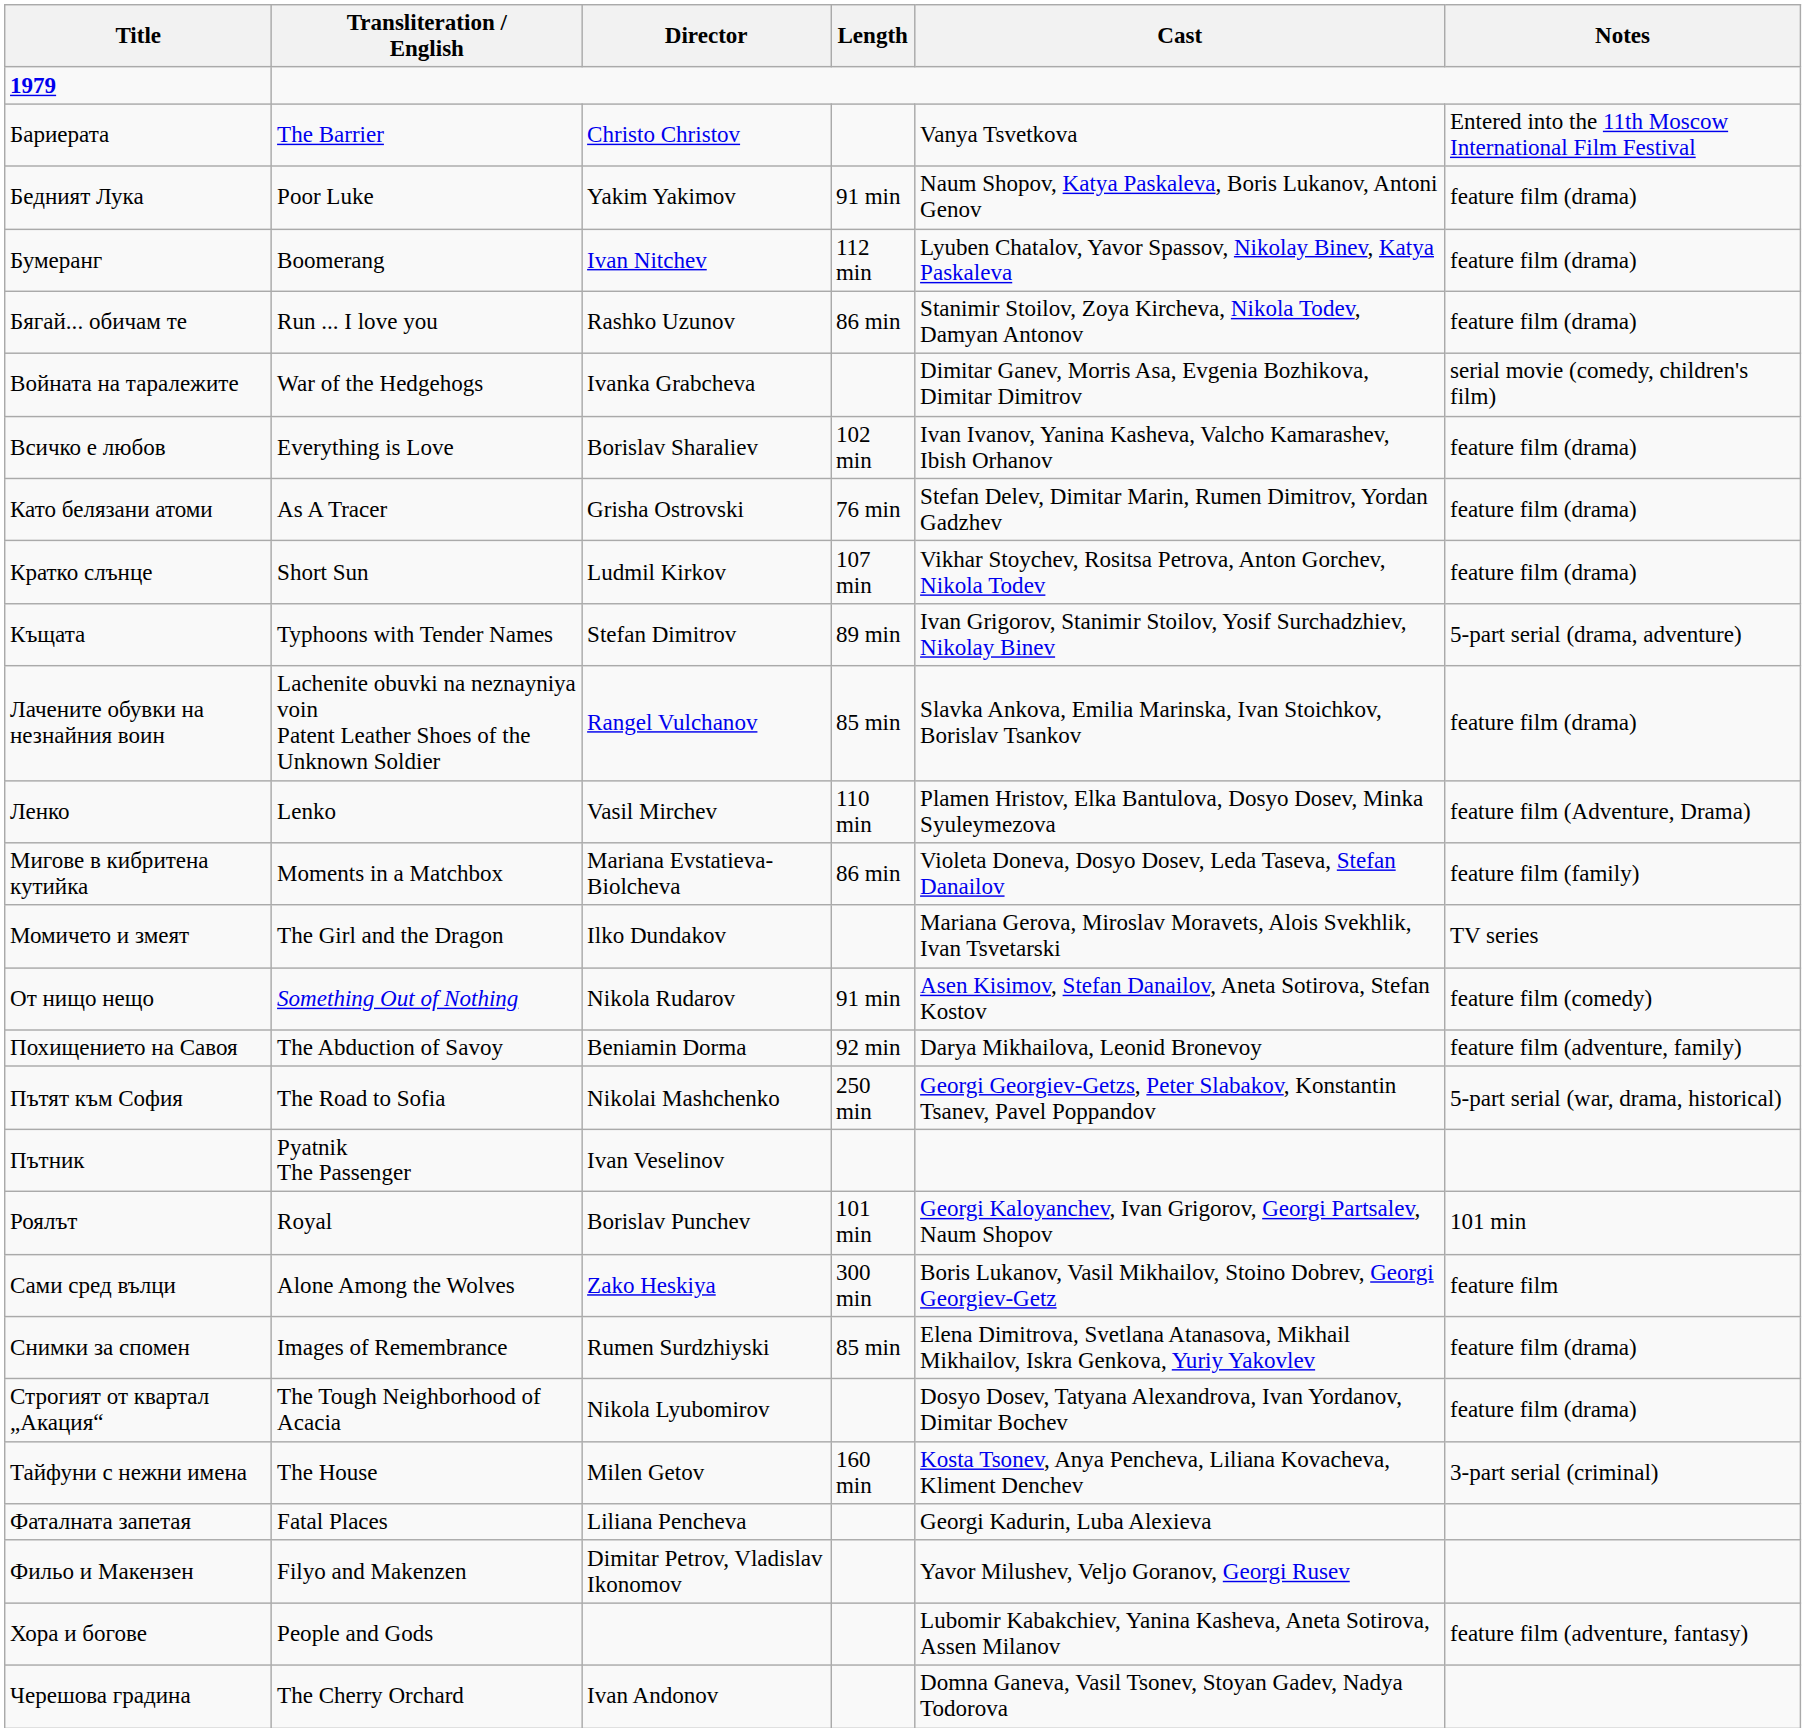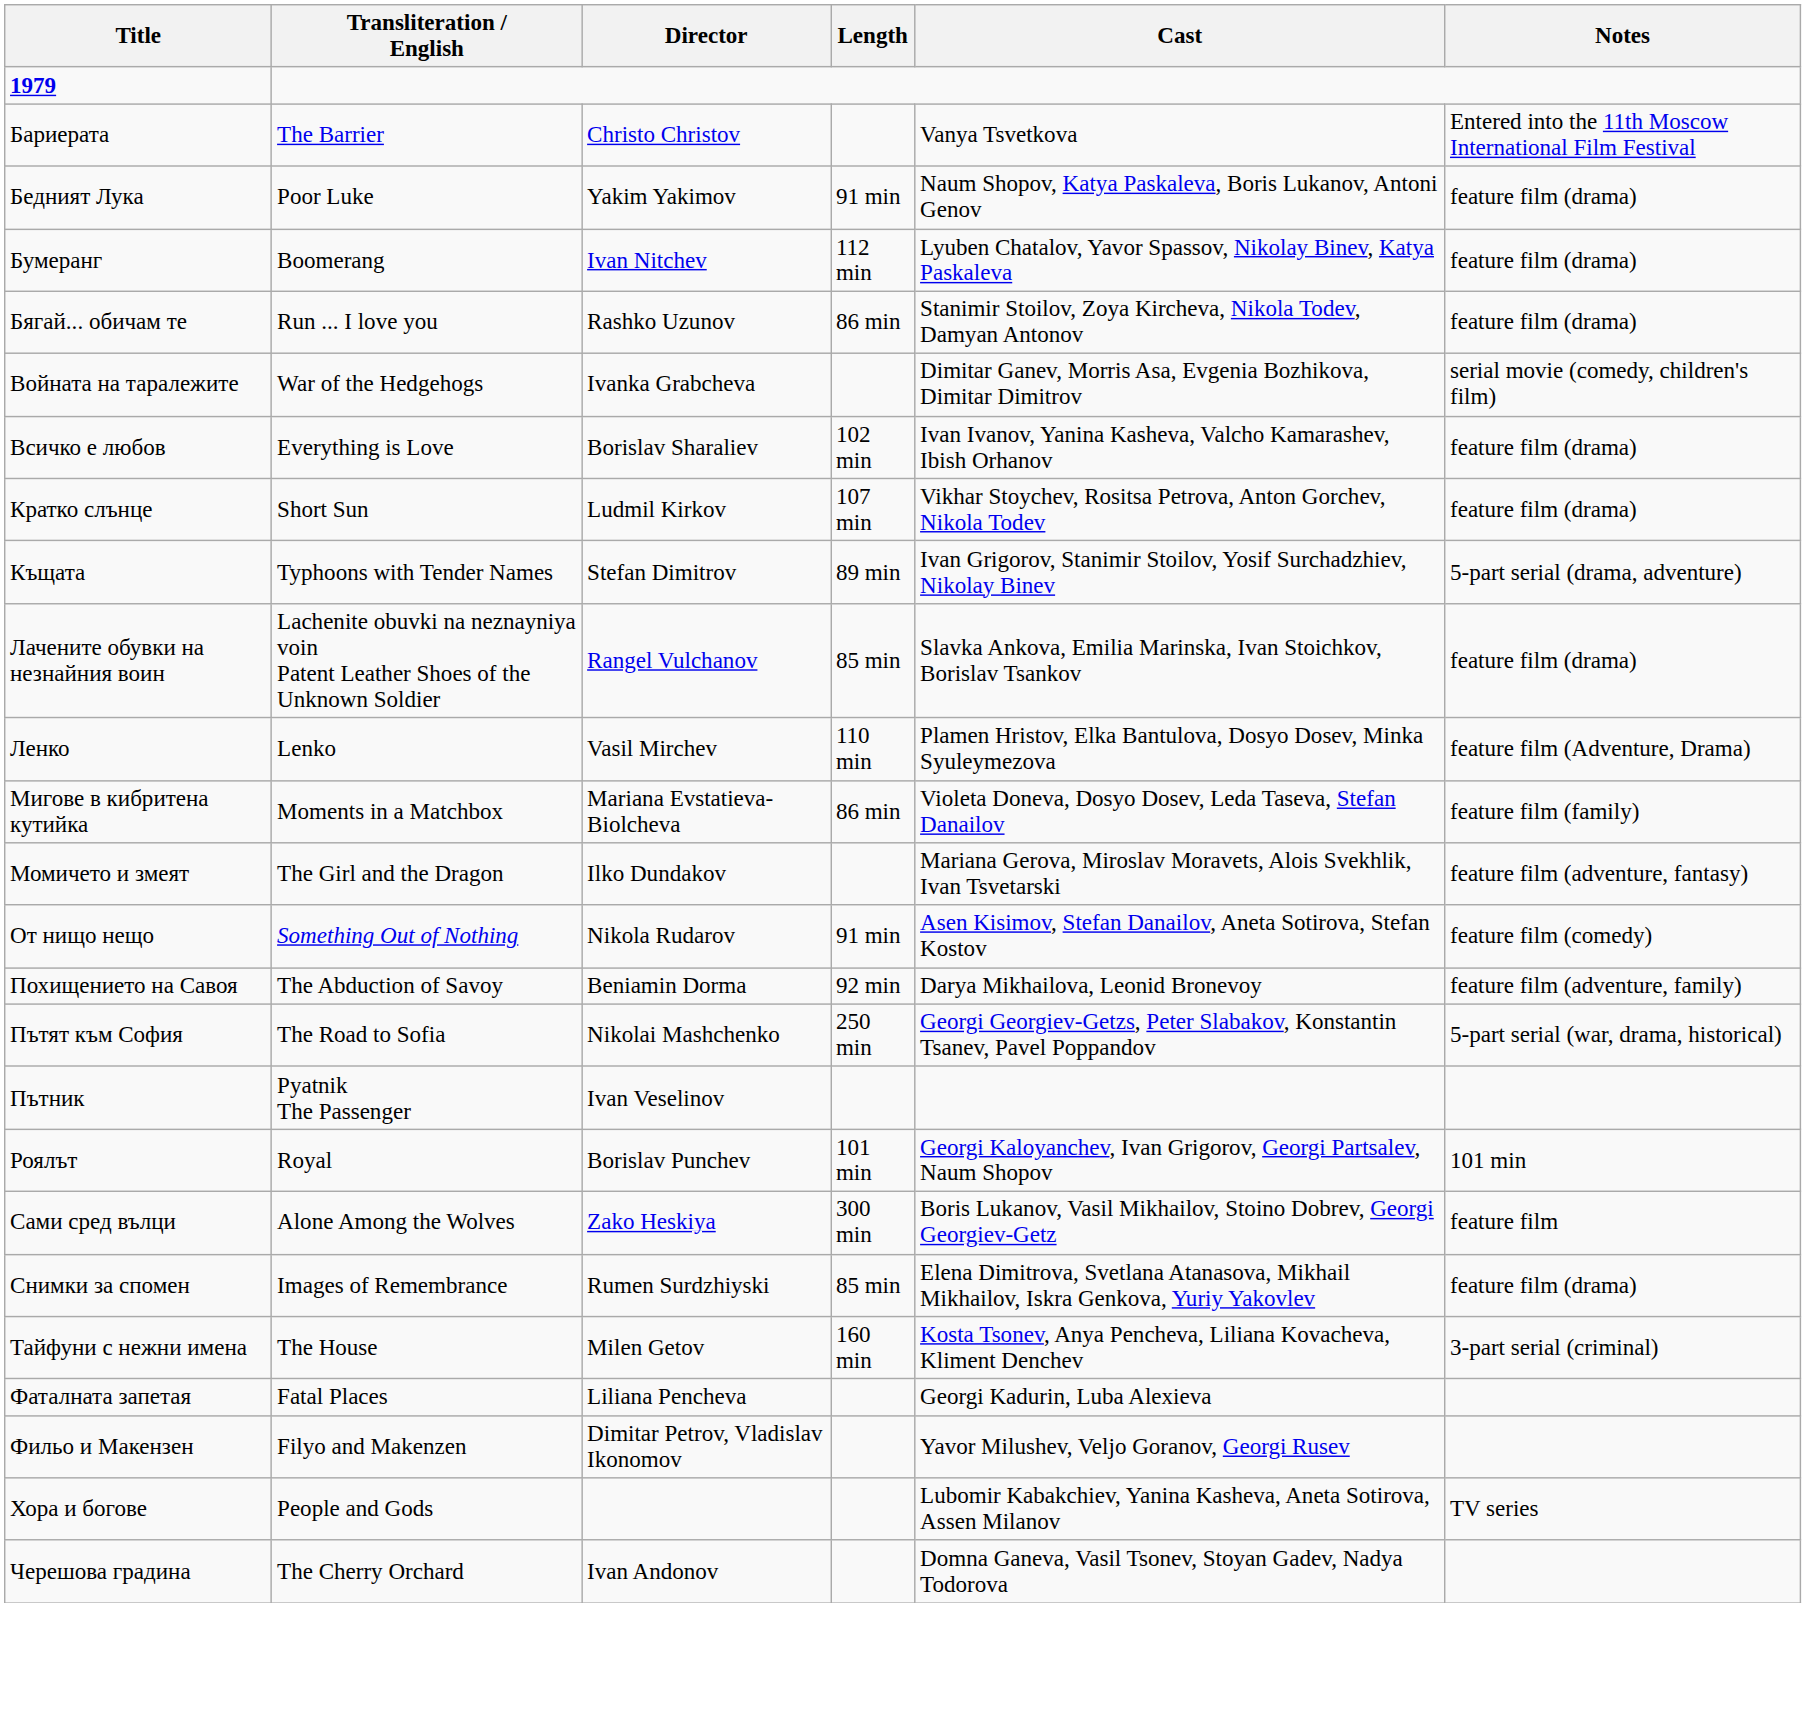- row: (111, 509)
(1494, 936) TV series -> (1599, 873) feature film (adventure, fantasy)
- row: (110, 1409)
(1599, 1633) feature film (adventure, fantasy) -> (1494, 1508) TV series
